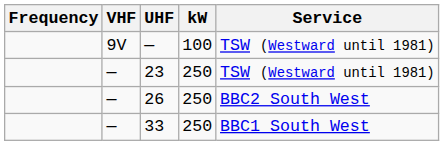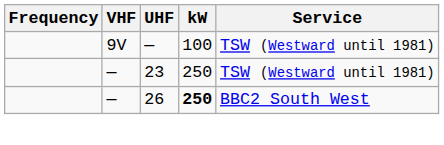(197, 100) normal -> (197, 100) bold
- row: (154, 127)
